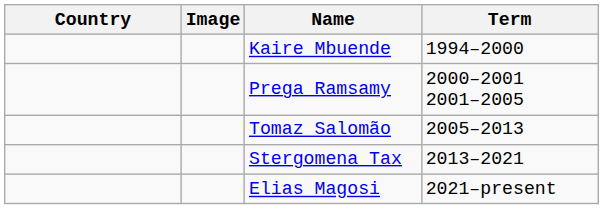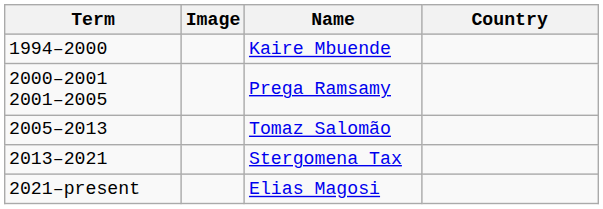columns swapped: (93, 20) <-> (510, 20)
